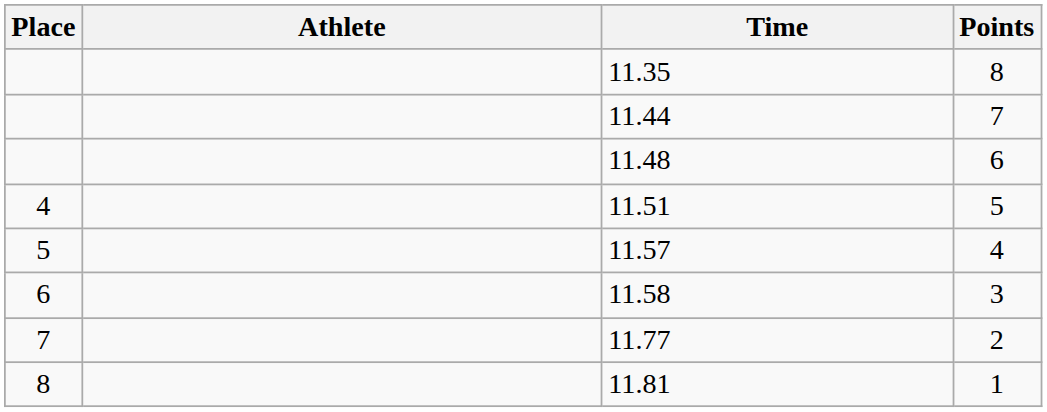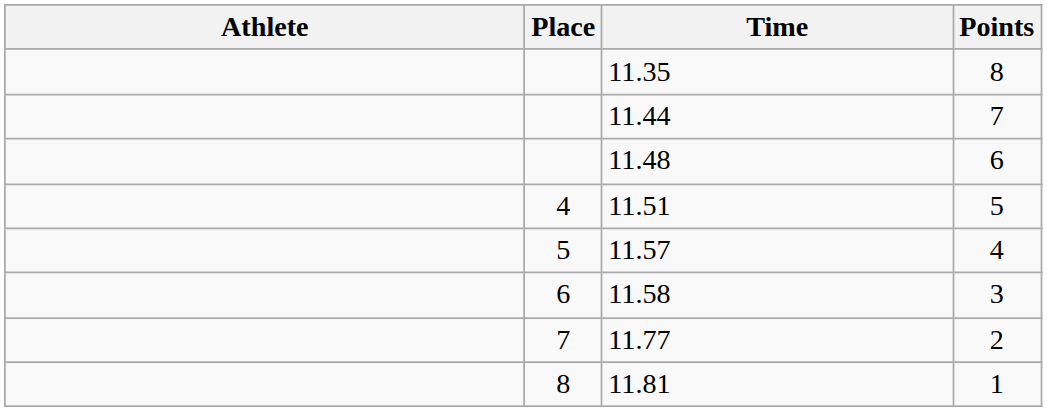columns swapped: (43, 26) <-> (342, 26)
